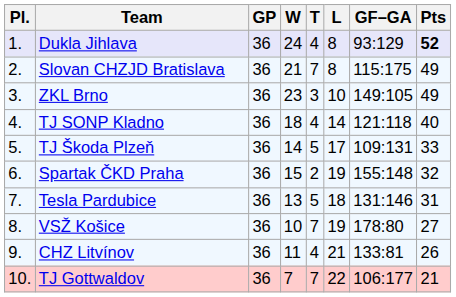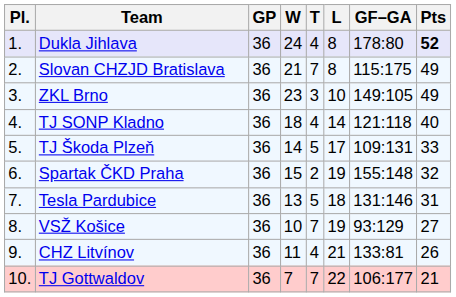(379, 43) 93:129 -> (379, 43) 178:80
(379, 226) 178:80 -> (379, 226) 93:129
